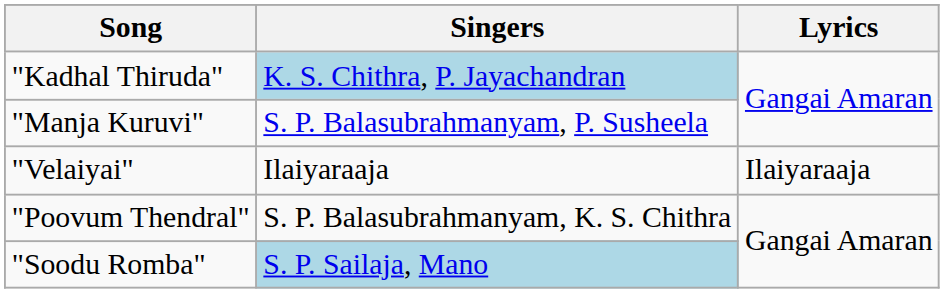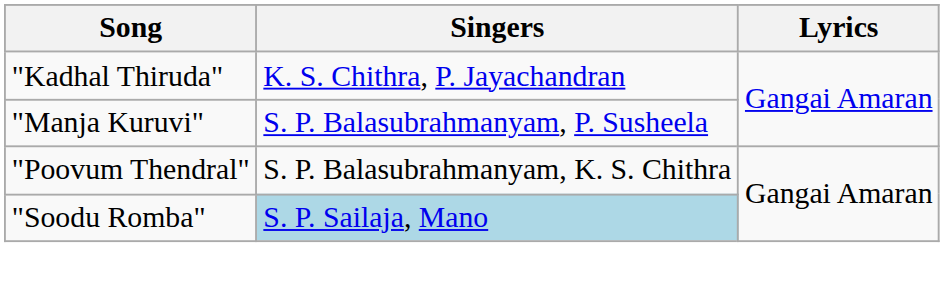(444, 75) lightblue background -> (444, 75) no background
- row: (73, 169)
